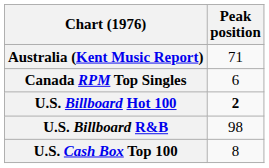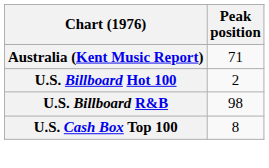- row: (106, 80)
(235, 103) bold -> (235, 80) normal
